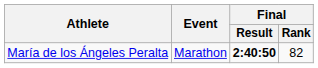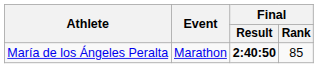(296, 53) 82 -> (296, 53) 85
